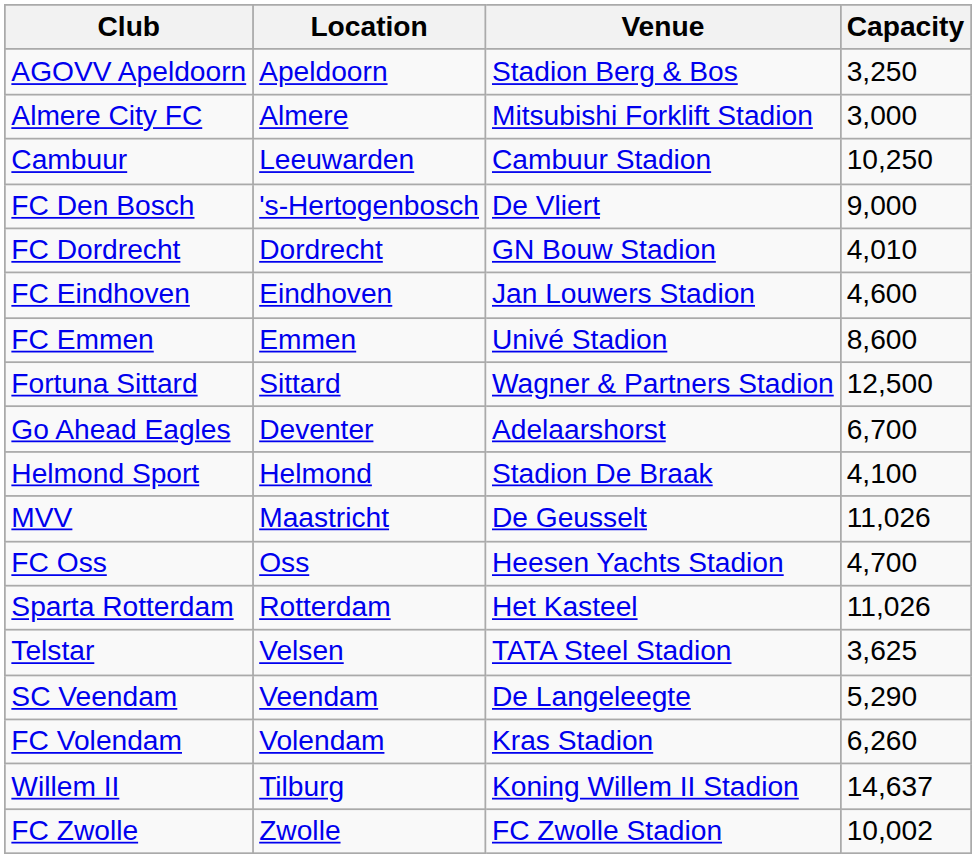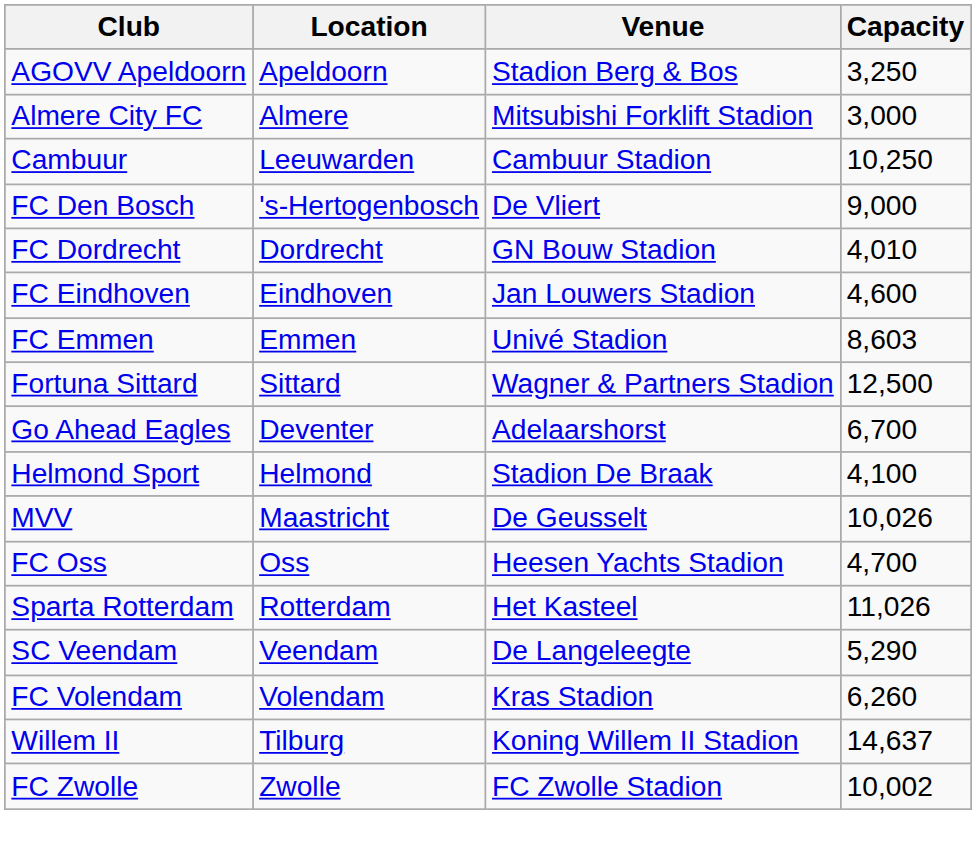(882, 339) 8,600 -> (882, 339) 8,603
(889, 518) 11,026 -> (890, 518) 10,026
- row: (53, 652)
